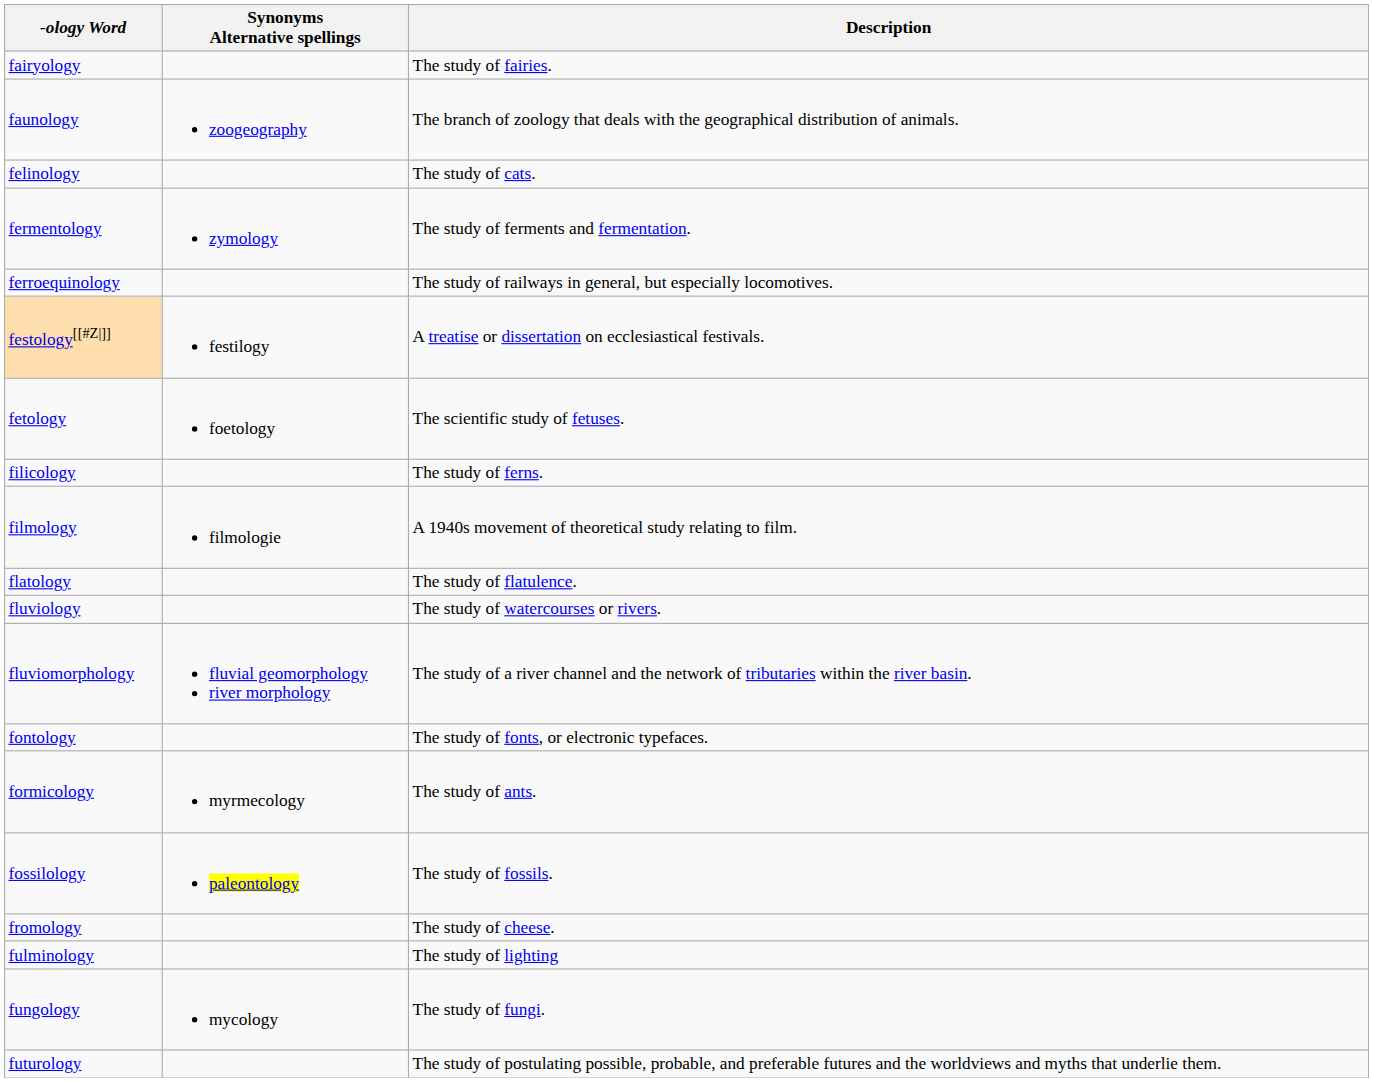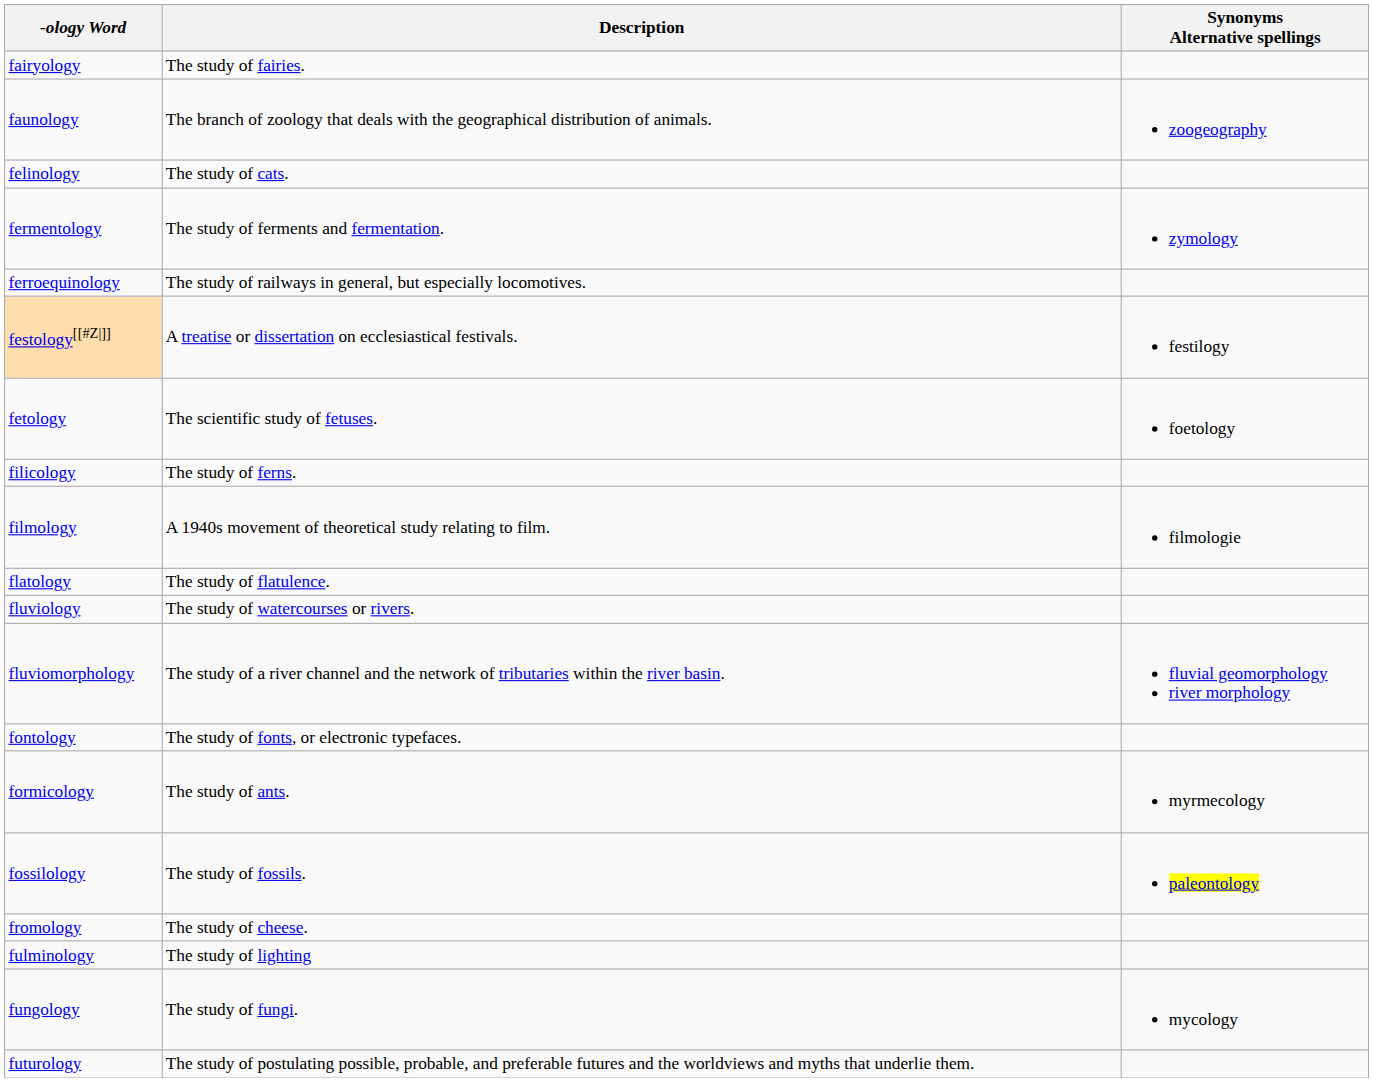columns swapped: (889, 27) <-> (285, 27)
